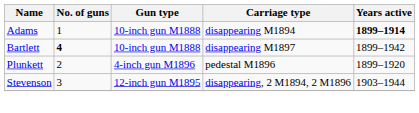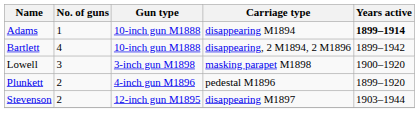(59, 47) bold -> (59, 47) normal
(250, 47) disappearing M1897 -> (278, 47) disappearing, 2 M1894, 2 M1896
+ row: (22, 64)
(59, 82) 3 -> (59, 99) 2
(278, 82) disappearing, 2 M1894, 2 M1896 -> (250, 99) disappearing M1897
